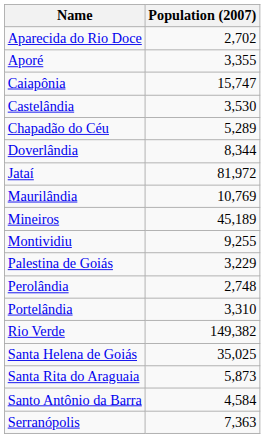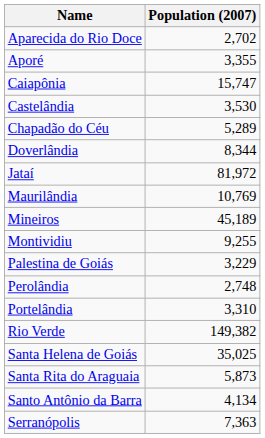(240, 399) 4,584 -> (240, 399) 4,134
